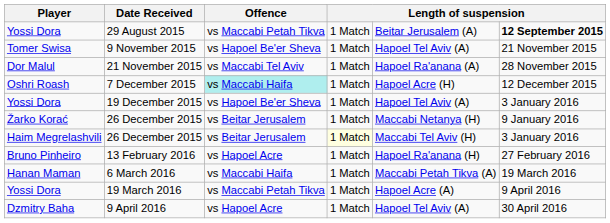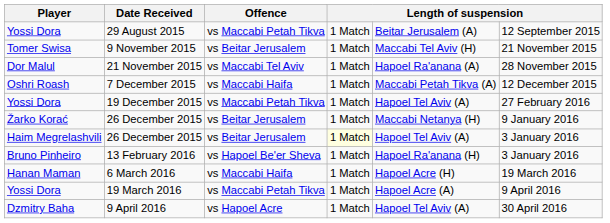(552, 31) bold -> (551, 31) normal
(264, 48) vs Hapoel Be'er Sheva -> (256, 48) vs Beitar Jerusalem
(422, 48) Hapoel Tel Aviv (A) -> (425, 48) Maccabi Tel Aviv (H)
(250, 84) paleturquoise background -> (250, 84) no background
(415, 84) Hapoel Acre (H) -> (436, 84) Maccabi Petah Tikva (A)
(264, 102) vs Hapoel Be'er Sheva -> (266, 102) vs Maccabi Petah Tikva
(540, 102) 3 January 2016 -> (546, 102) 27 February 2016
(425, 137) Maccabi Tel Aviv (H) -> (422, 137) Hapoel Tel Aviv (A)
(245, 155) vs Hapoel Acre -> (264, 155) vs Hapoel Be'er Sheva
(546, 155) 27 February 2016 -> (540, 155) 3 January 2016
(436, 173) Maccabi Petah Tikva (A) -> (415, 173) Hapoel Acre (H)
